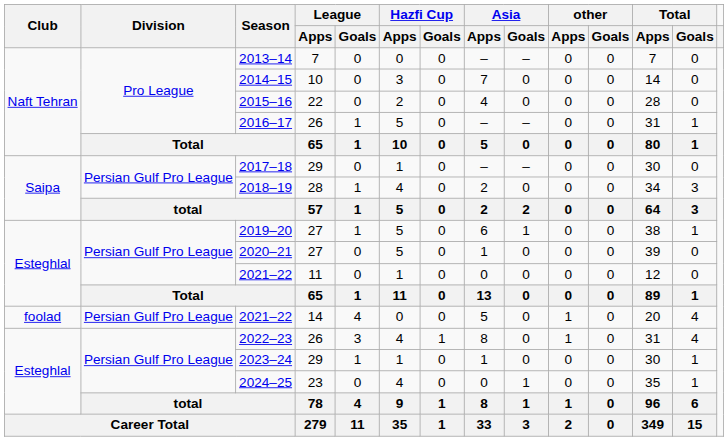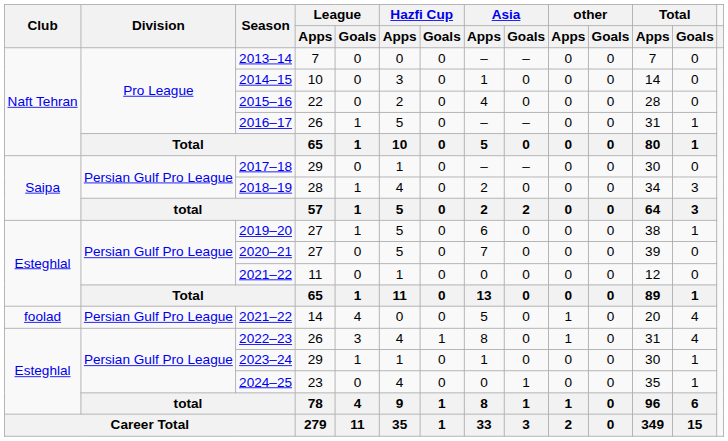(484, 79) 7 -> (484, 79) 1
(526, 230) 1 -> (526, 230) 0
(484, 252) 1 -> (484, 252) 7
